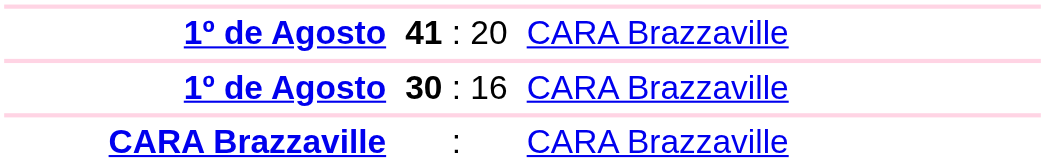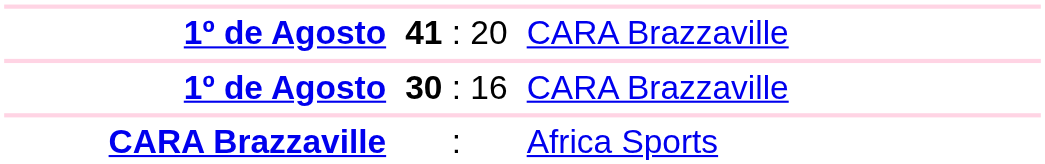(658, 141) CARA Brazzaville -> (622, 141) Africa Sports
